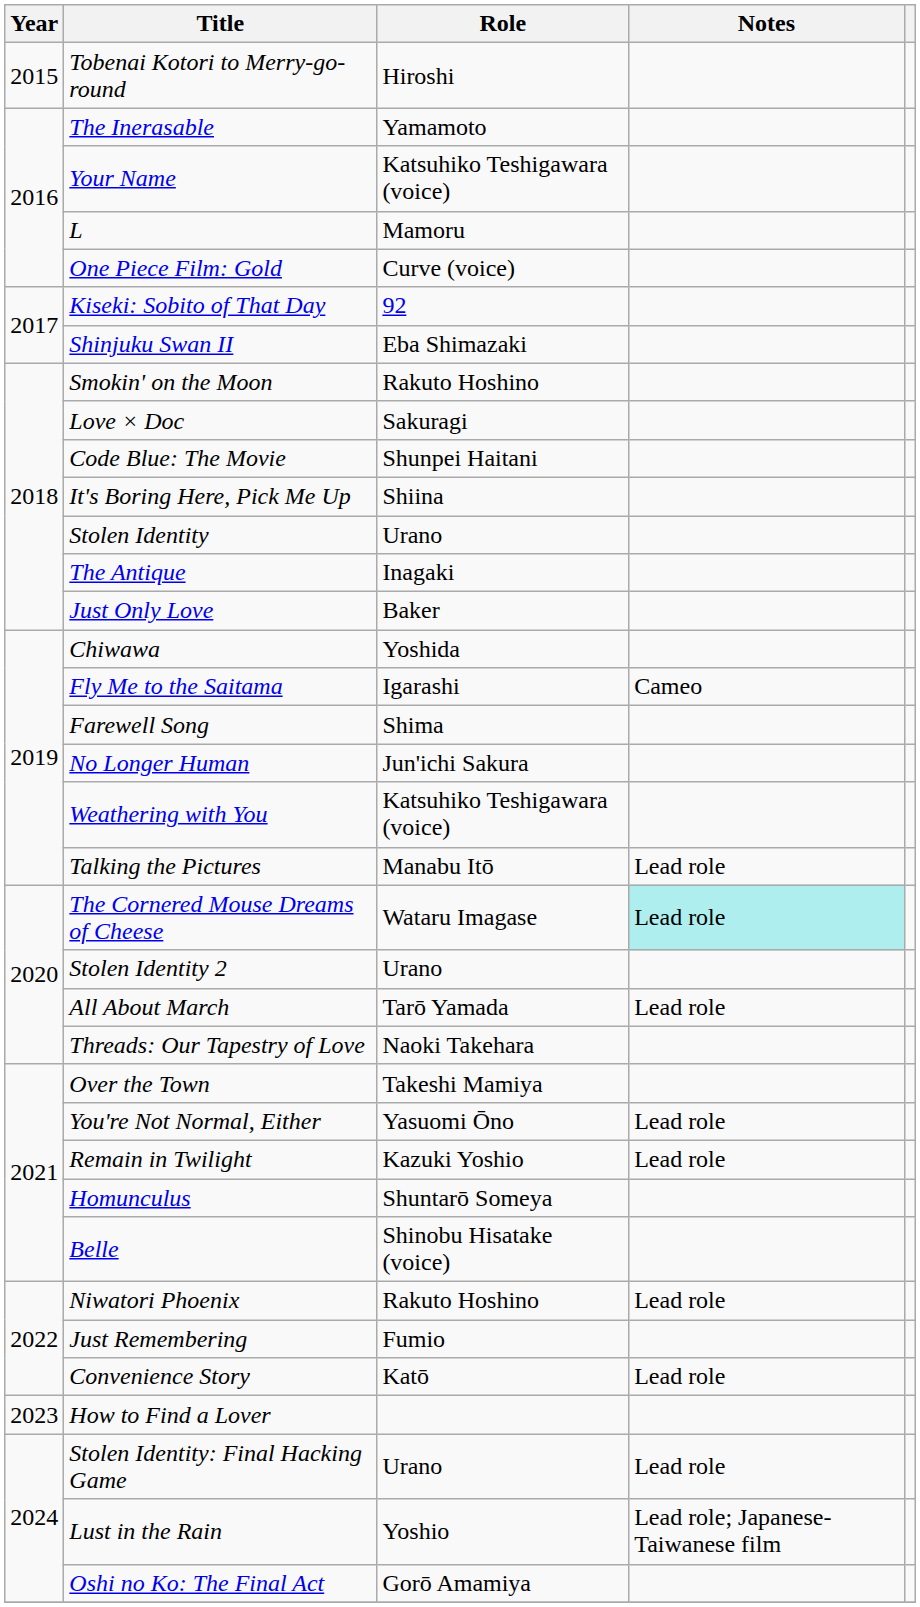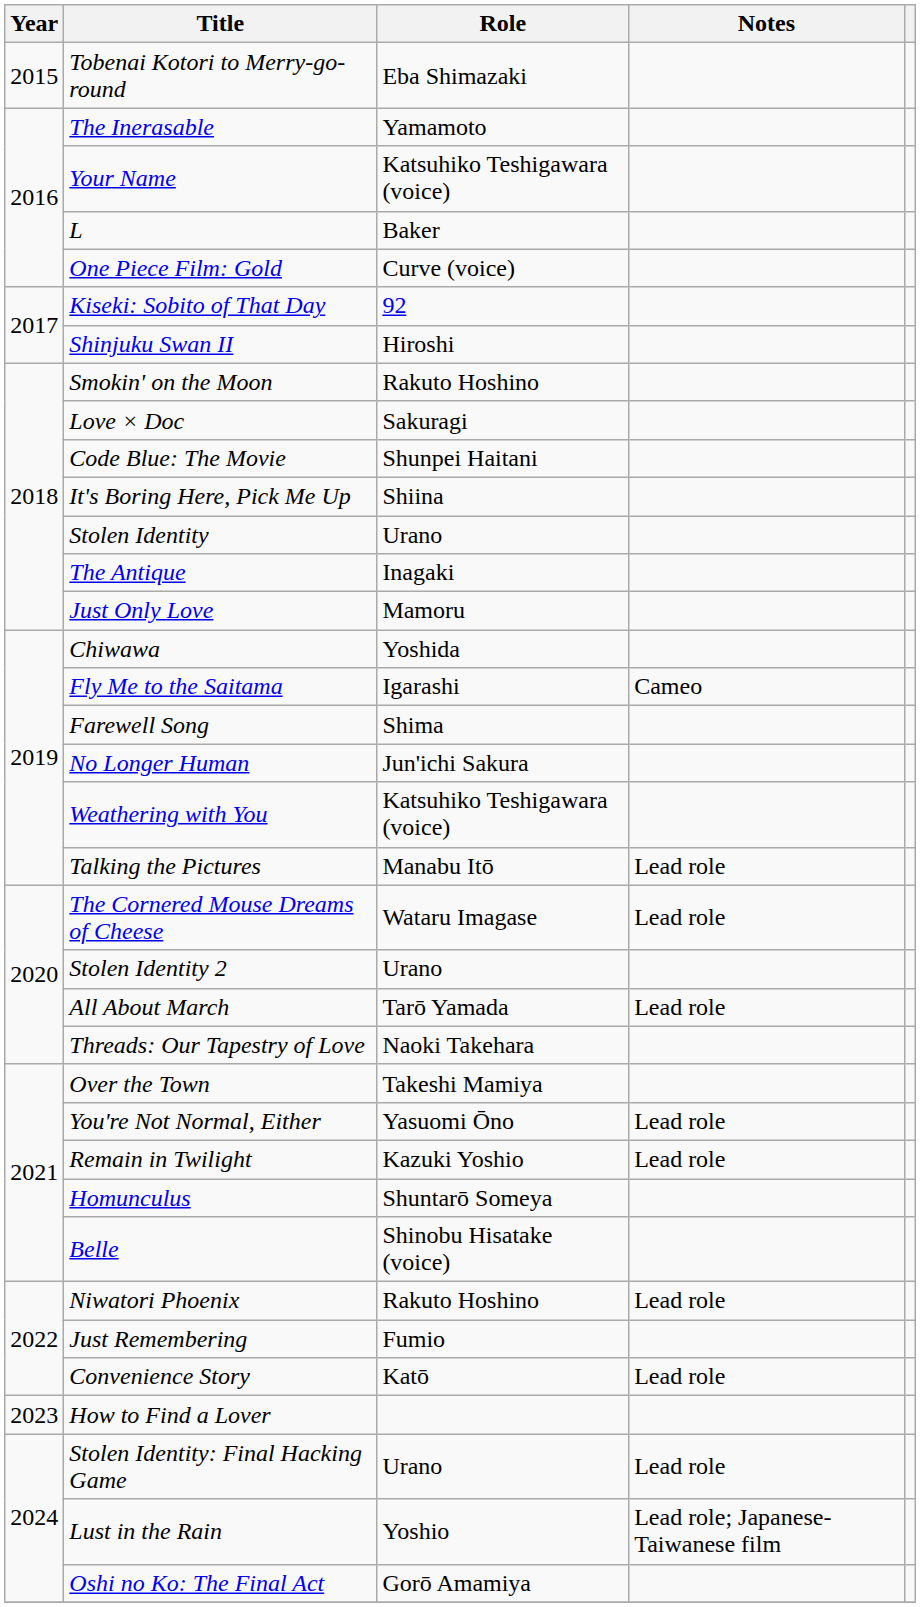(418, 75) Hiroshi -> (455, 75) Eba Shimazaki
(424, 229) Mamoru -> (411, 229) Baker
(455, 343) Eba Shimazaki -> (418, 343) Hiroshi
(411, 610) Baker -> (424, 610) Mamoru
(680, 917) paleturquoise background -> (680, 917) no background
